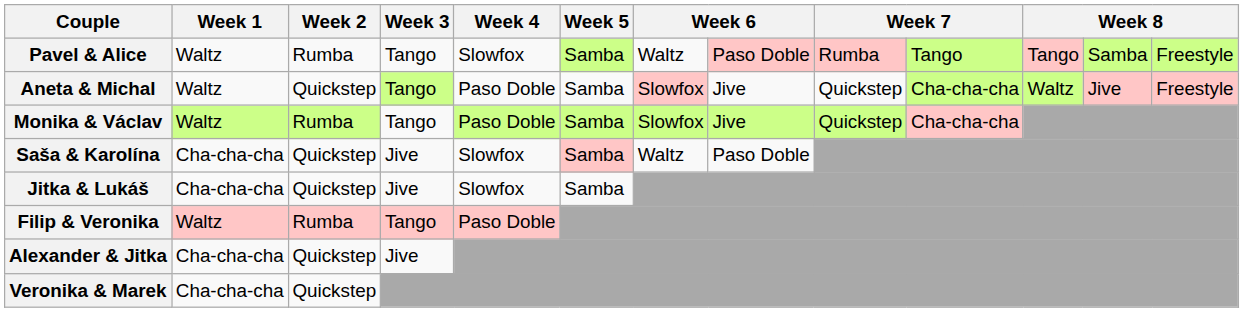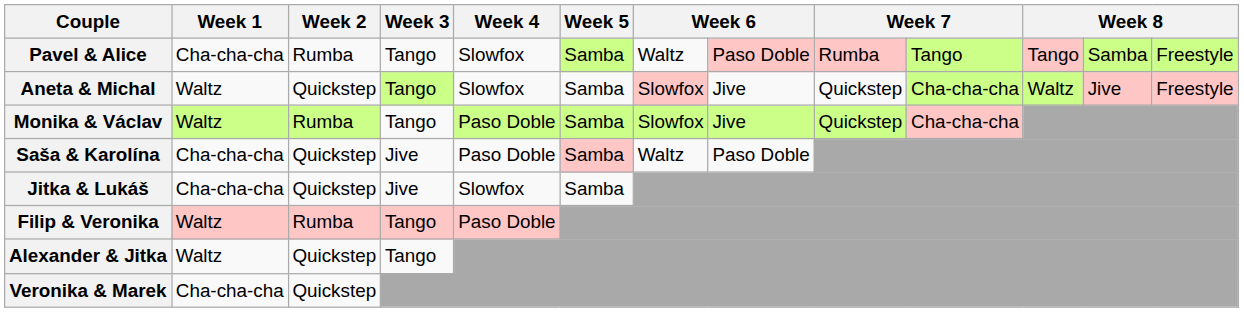(199, 55) Waltz -> (230, 55) Cha-cha-cha
(507, 88) Paso Doble -> (491, 88) Slowfox
(491, 155) Slowfox -> (507, 155) Paso Doble
(230, 256) Cha-cha-cha -> (199, 256) Waltz
(402, 256) Jive -> (411, 256) Tango
